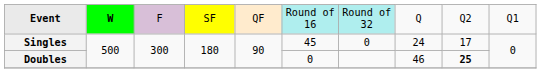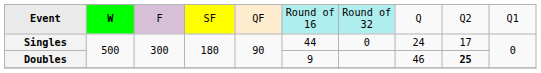(310, 42) 45 -> (310, 42) 44
(310, 59) 0 -> (310, 59) 9
